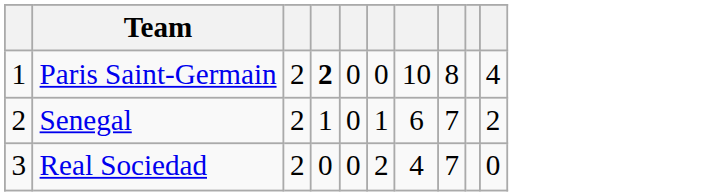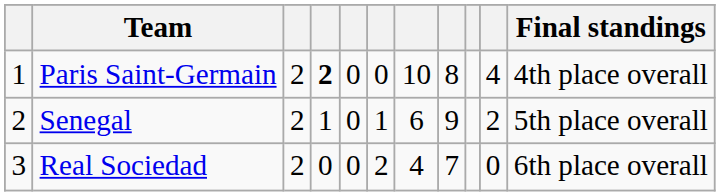+ column: (611, 27)
(452, 119) 7 -> (452, 119) 9
